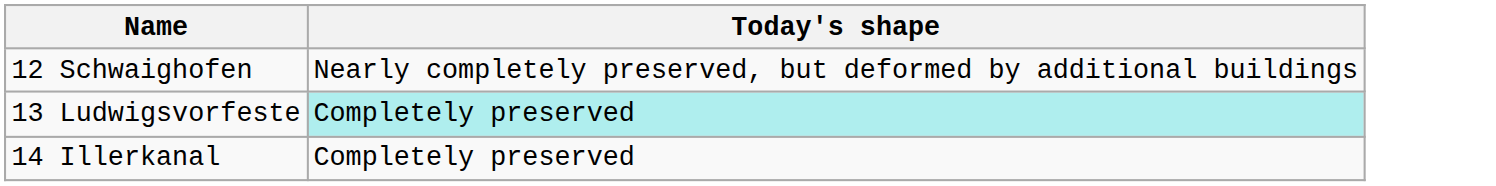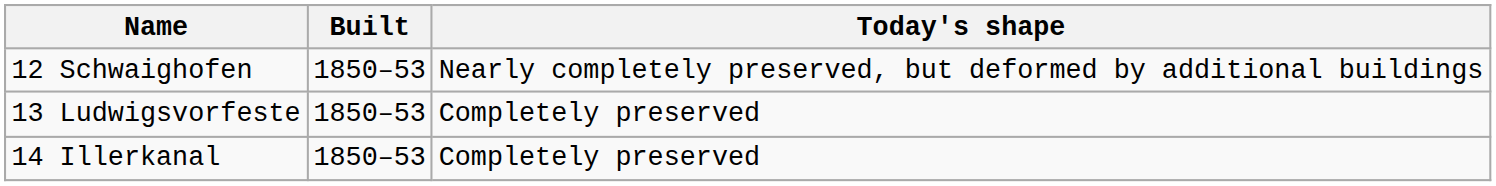+ column: (370, 27)
(474, 114) paleturquoise background -> (599, 114) no background
